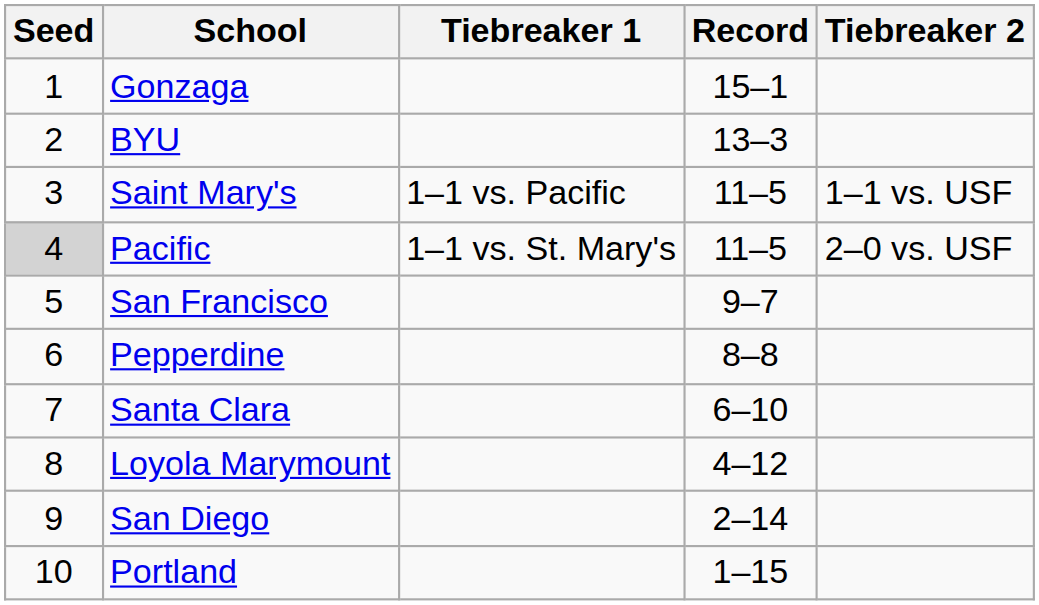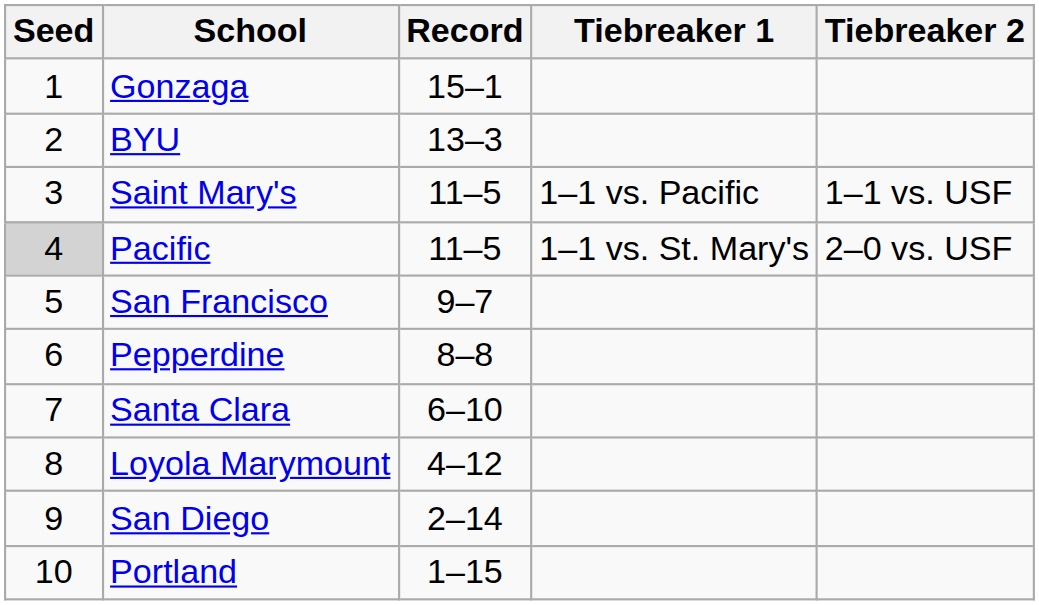columns swapped: (750, 31) <-> (541, 31)
